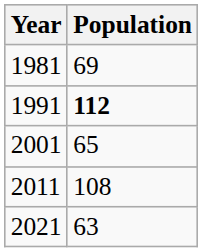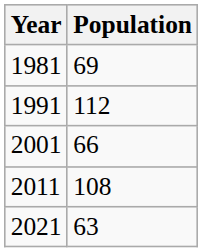(92, 105) bold -> (92, 105) normal
(86, 145) 65 -> (86, 145) 66
